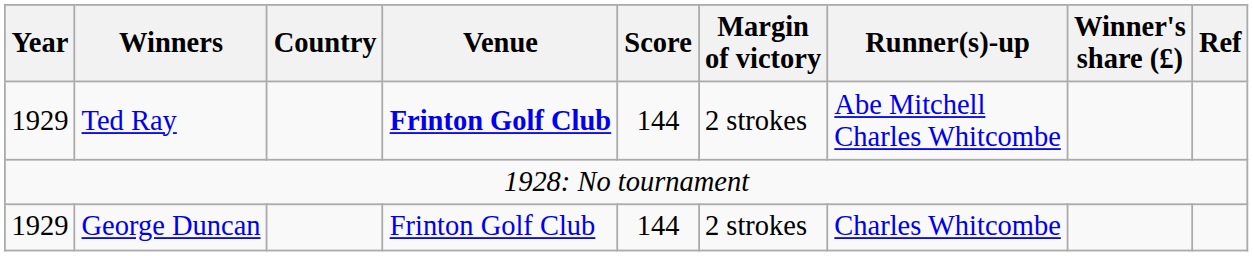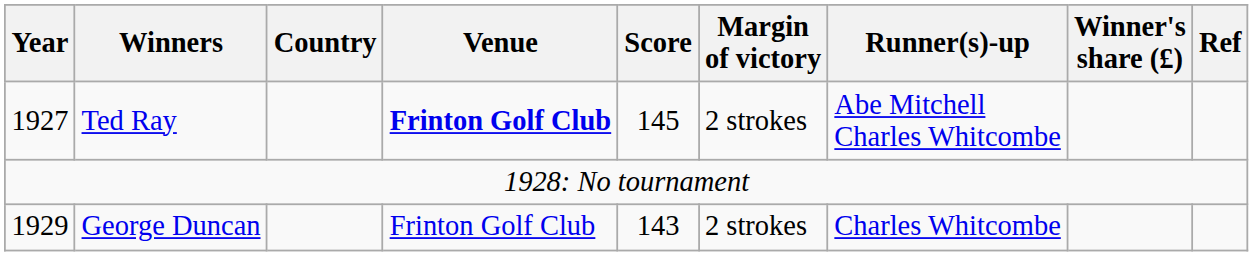(40, 120) 1929 -> (40, 120) 1927
(658, 120) 144 -> (658, 120) 145
(658, 226) 144 -> (658, 226) 143
